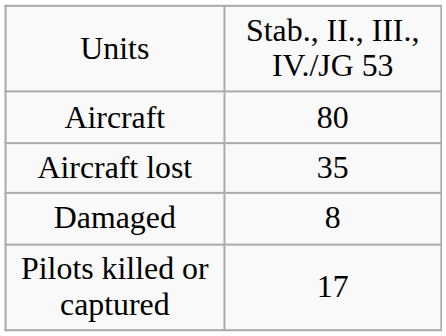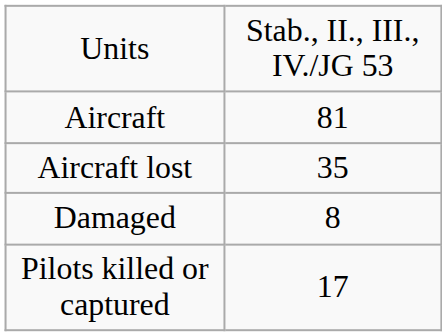(333, 116) 80 -> (333, 116) 81
